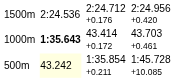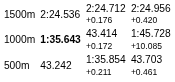(147, 40) 43.703 +0.461 -> (151, 40) 1:45.728 +10.085
(56, 65) lightyellow background -> (56, 65) no background
(151, 65) 1:45.728 +10.085 -> (147, 65) 43.703 +0.461
